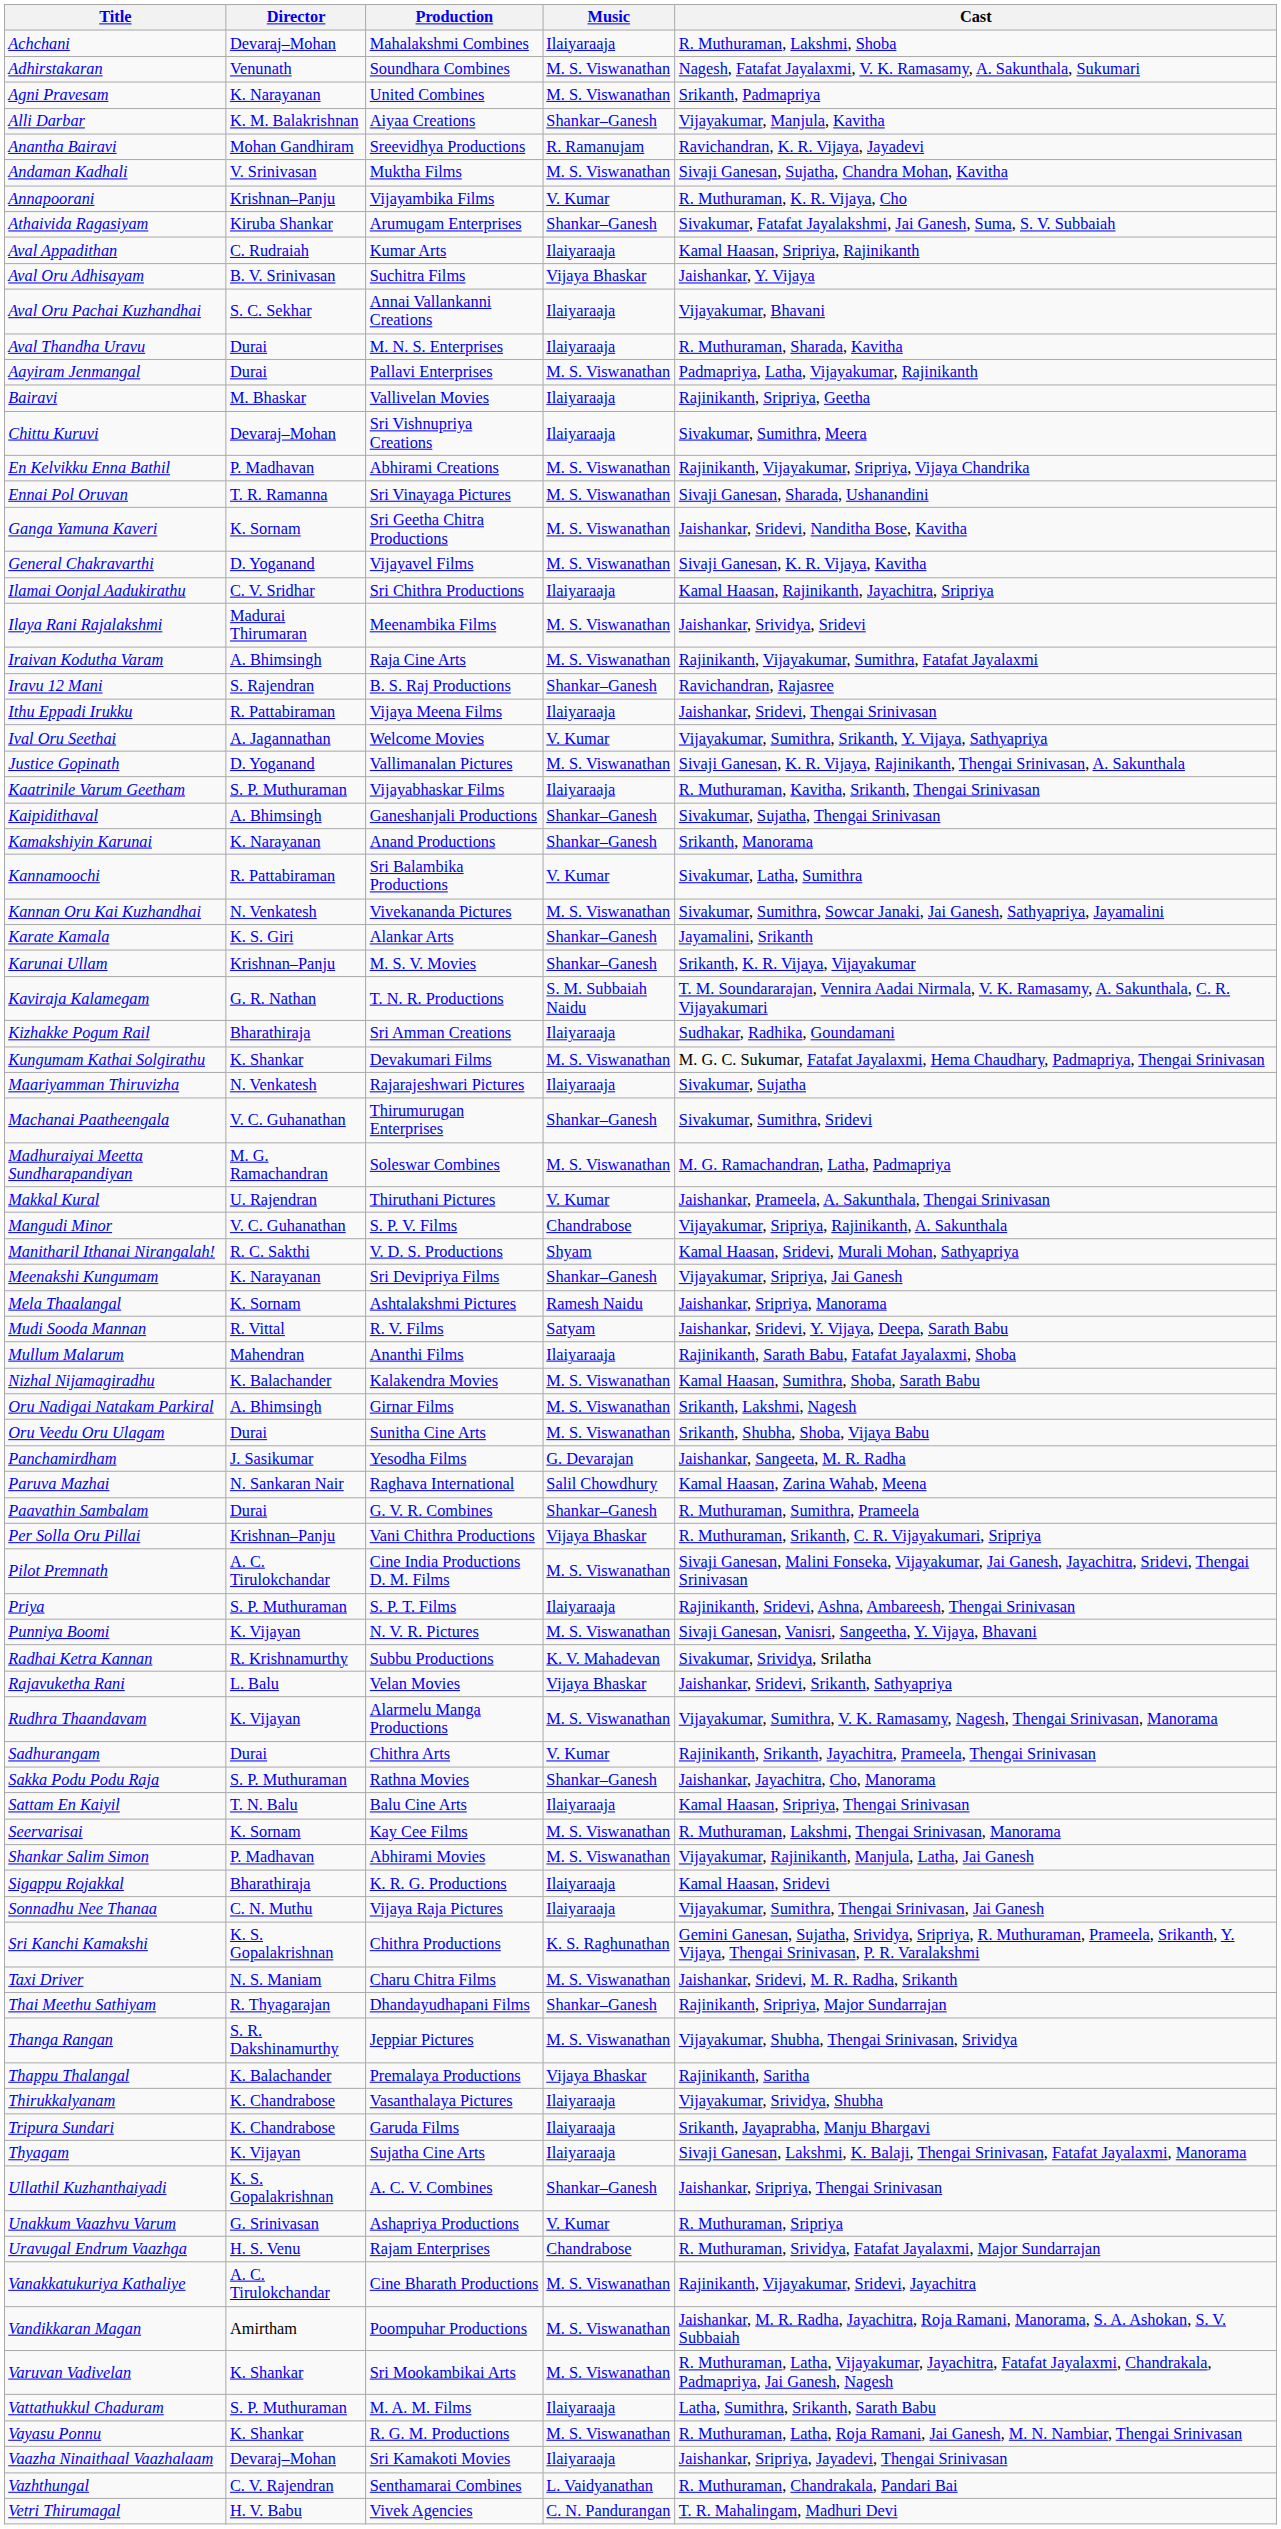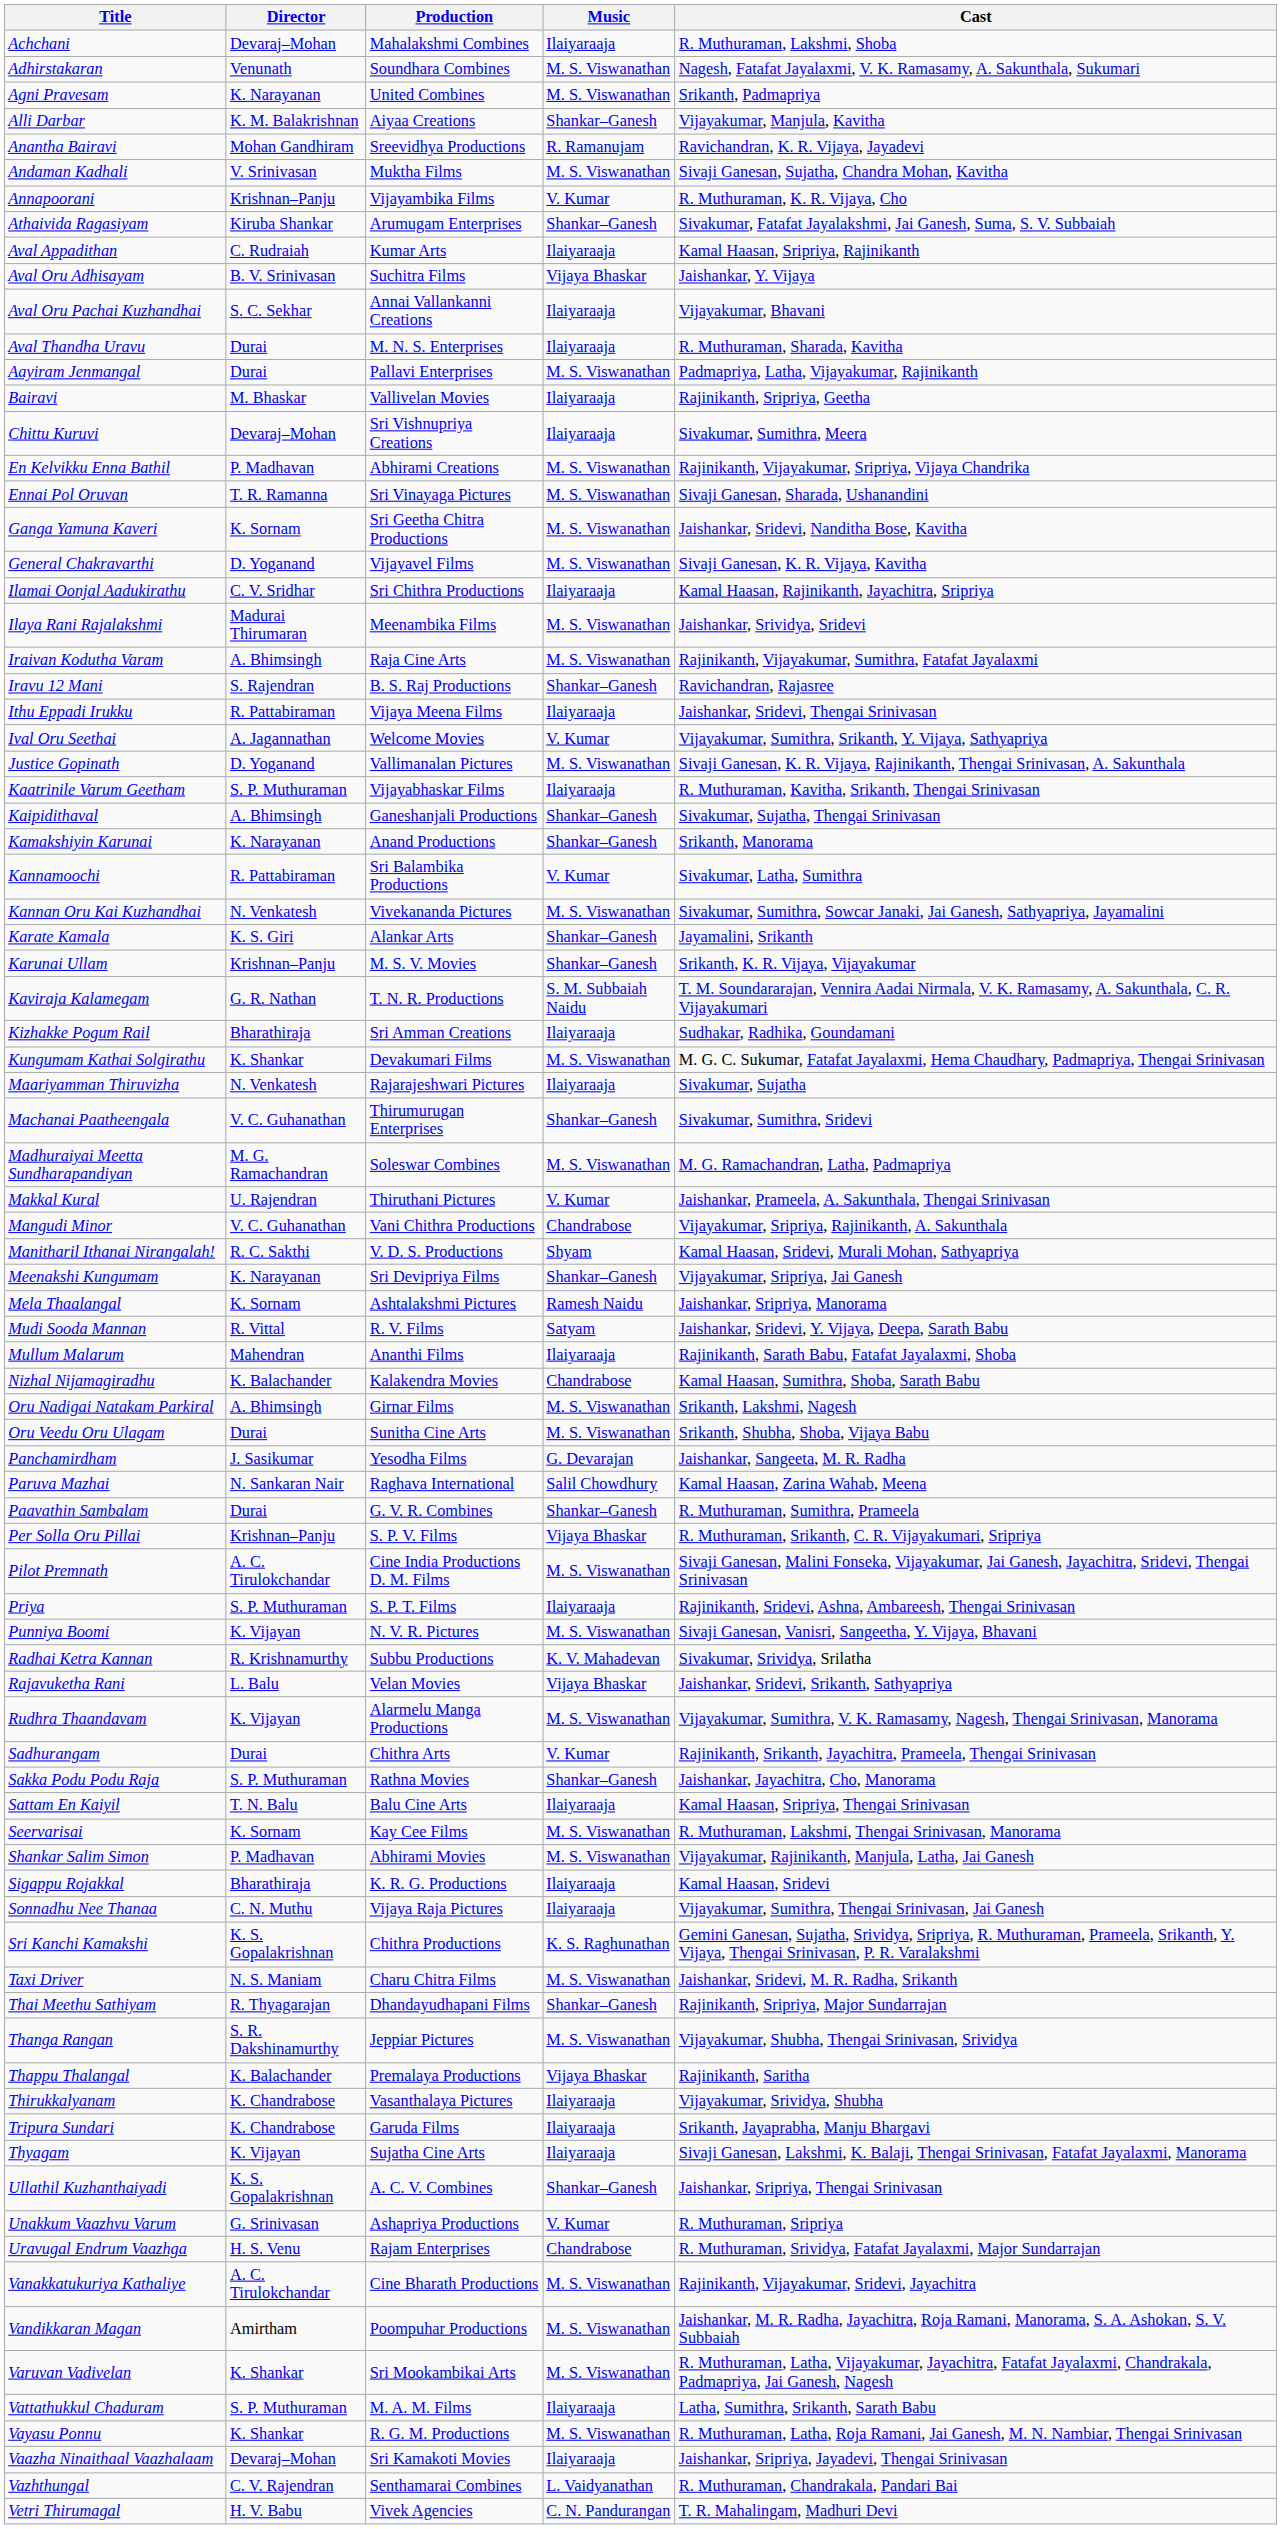(413, 1225) S. P. V. Films -> (452, 1225) Vani Chithra Productions
(608, 1380) M. S. Viswanathan -> (589, 1380) Chandrabose
(452, 1536) Vani Chithra Productions -> (413, 1536) S. P. V. Films
